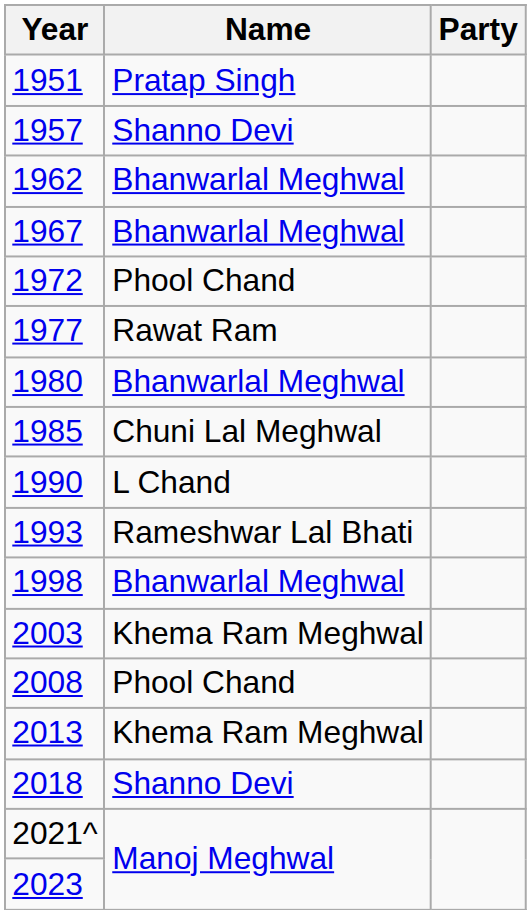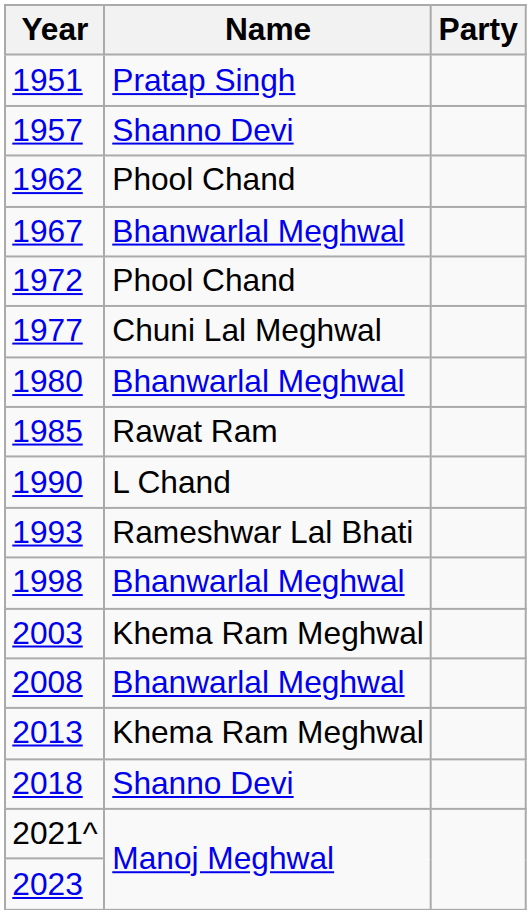(258, 180) Bhanwarlal Meghwal -> (204, 180) Phool Chand
(195, 331) Rawat Ram -> (247, 331) Chuni Lal Meghwal
(247, 431) Chuni Lal Meghwal -> (195, 431) Rawat Ram
(204, 682) Phool Chand -> (258, 682) Bhanwarlal Meghwal
